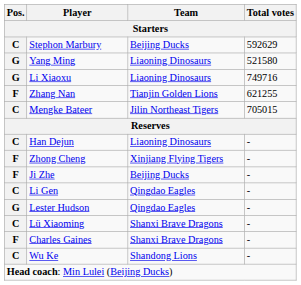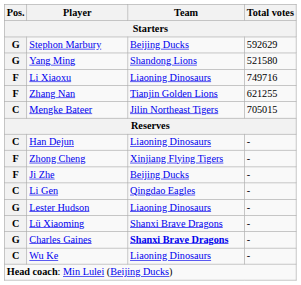(16, 45) C -> (16, 45) G
(171, 61) Liaoning Dinosaurs -> (163, 61) Shandong Lions
(16, 77) G -> (16, 77) F
(163, 207) Qingdao Eagles -> (171, 207) Liaoning Dinosaurs
(16, 239) F -> (16, 239) G
(176, 239) normal -> (179, 239) bold
(163, 256) Shandong Lions -> (171, 256) Liaoning Dinosaurs
